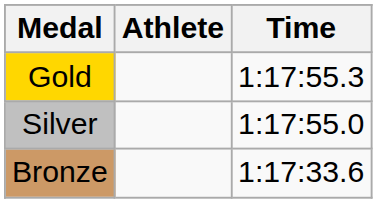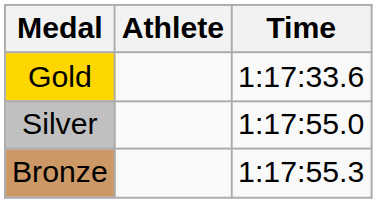(301, 76) 1:17:55.3 -> (301, 76) 1:17:33.6
(301, 172) 1:17:33.6 -> (301, 172) 1:17:55.3
